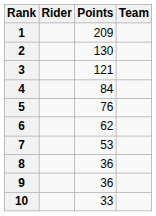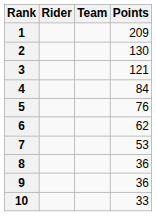columns swapped: (134, 13) <-> (95, 13)
